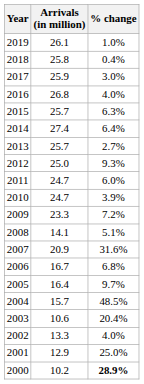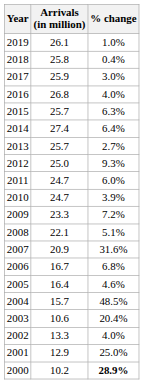(59, 232) 14.1 -> (59, 232) 22.1
(113, 284) 9.7% -> (113, 284) 4.6%
